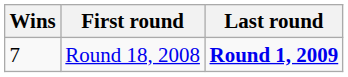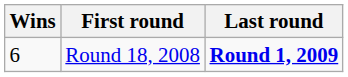(15, 54) 7 -> (15, 54) 6
